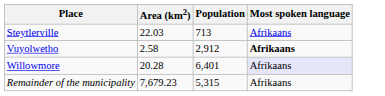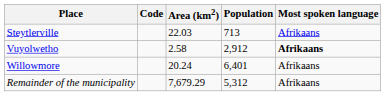+ column: (152, 14)
(152, 65) 20.28 -> (180, 65) 20.24
(270, 65) lavender background -> (299, 65) no background
(158, 82) 7,679.23 -> (187, 82) 7,679.29
(207, 82) 5,315 -> (236, 82) 5,312
